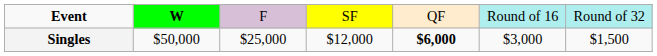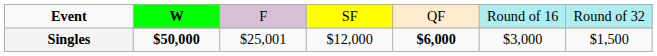(177, 40) normal -> (177, 40) bold
(263, 40) $25,000 -> (263, 40) $25,001
